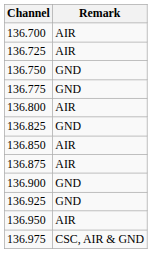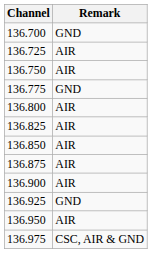(66, 32) AIR -> (68, 32) GND
(68, 70) GND -> (66, 70) AIR
(68, 126) GND -> (66, 126) AIR
(68, 182) GND -> (66, 182) AIR
